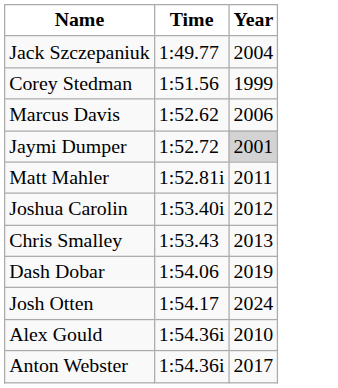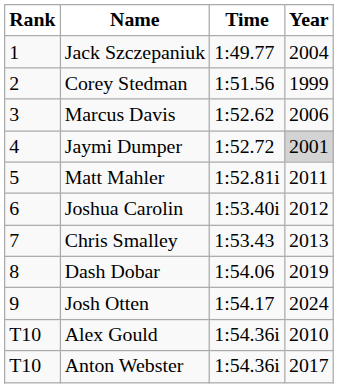+ column: (32, 20)
